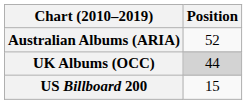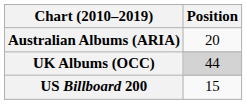(212, 39) 52 -> (212, 39) 20
